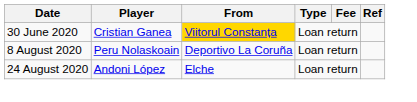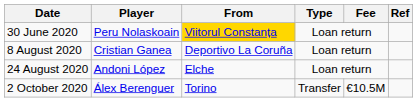(133, 32) Cristian Ganea -> (136, 32) Peru Nolaskoain
(136, 50) Peru Nolaskoain -> (133, 50) Cristian Ganea
+ row: (47, 87)
